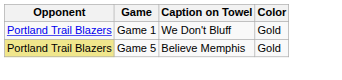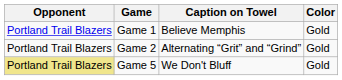(196, 30) We Don't Bluff -> (203, 30) Believe Memphis
+ row: (137, 48)
(203, 48) Believe Memphis -> (196, 65) We Don't Bluff
